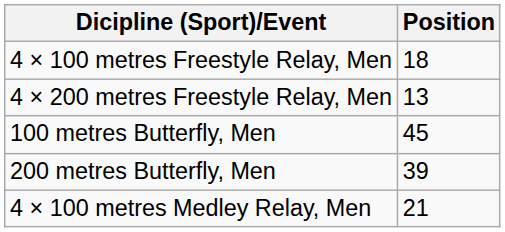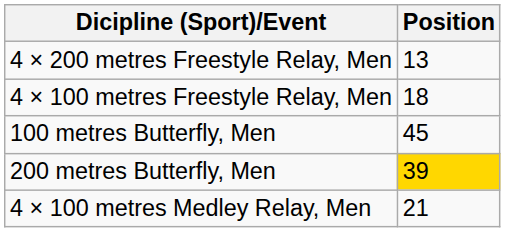rows swapped: (201, 60) <-> (201, 97)
(416, 171) no background -> (416, 171) gold background
